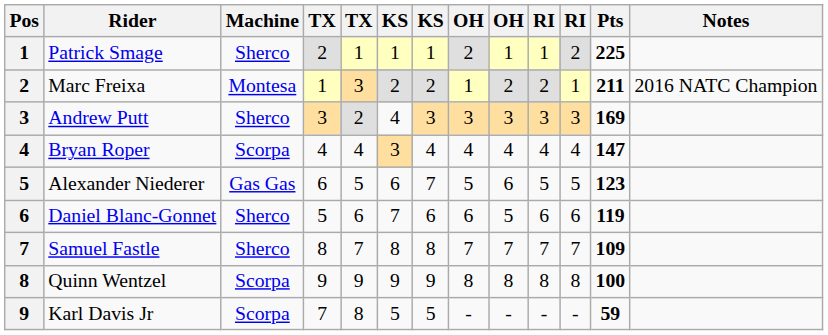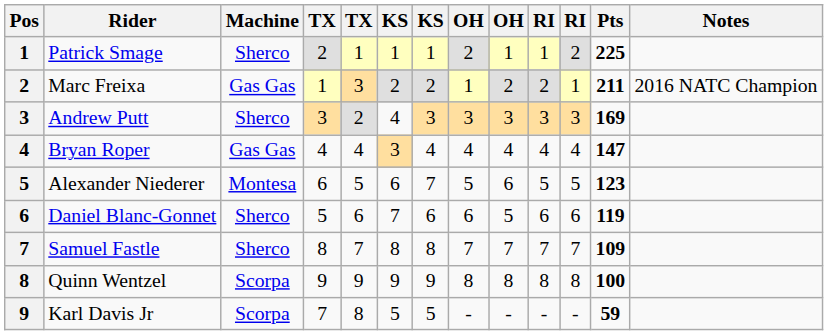(262, 85) Montesa -> (262, 85) Gas Gas
(262, 150) Scorpa -> (262, 150) Gas Gas
(262, 183) Gas Gas -> (262, 183) Montesa
